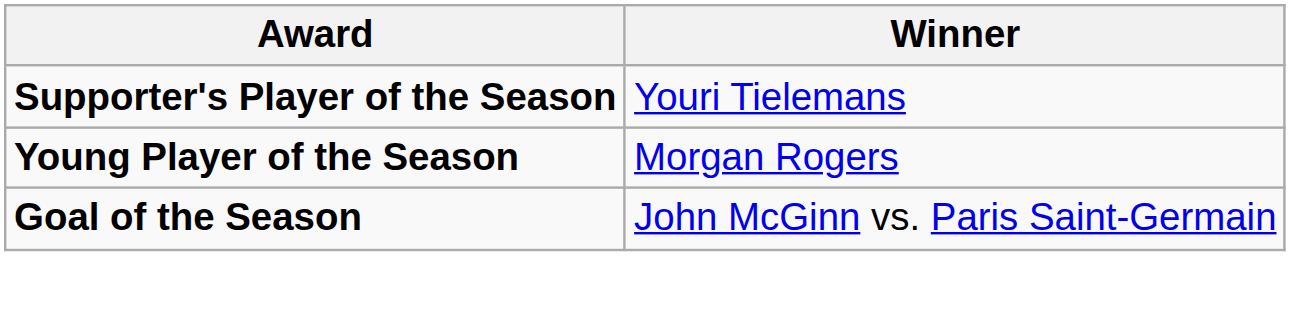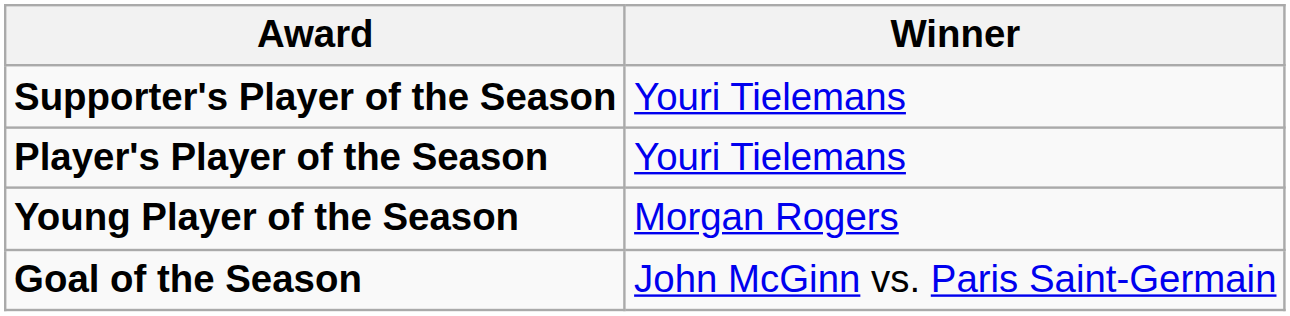+ row: (281, 156)
